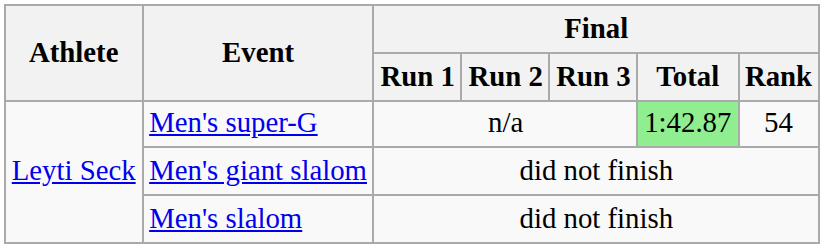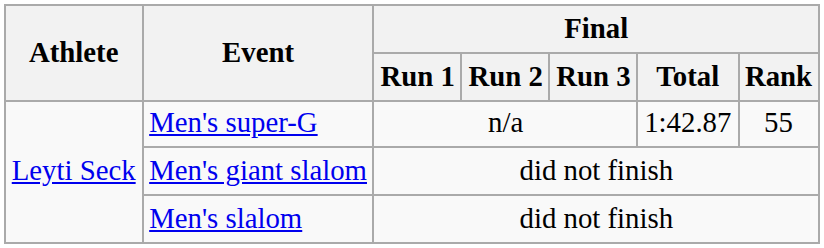(688, 123) lightgreen background -> (688, 123) no background
(778, 123) 54 -> (778, 123) 55
